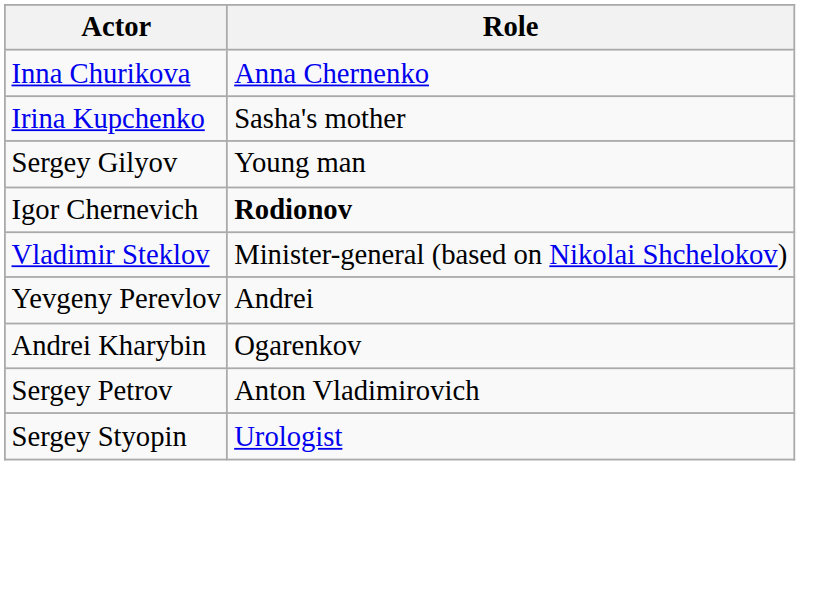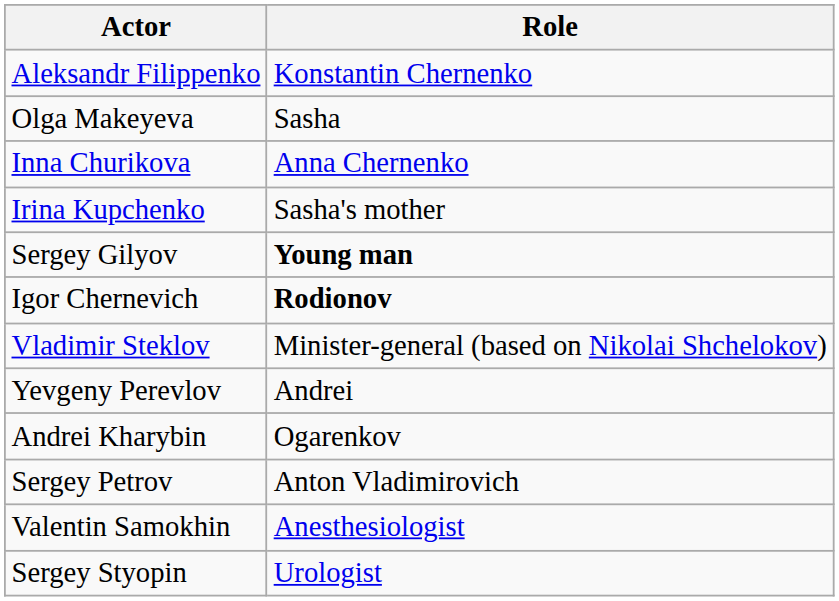+ row: (136, 72)
+ row: (103, 118)
(300, 163) normal -> (343, 254) bold
+ row: (121, 526)
